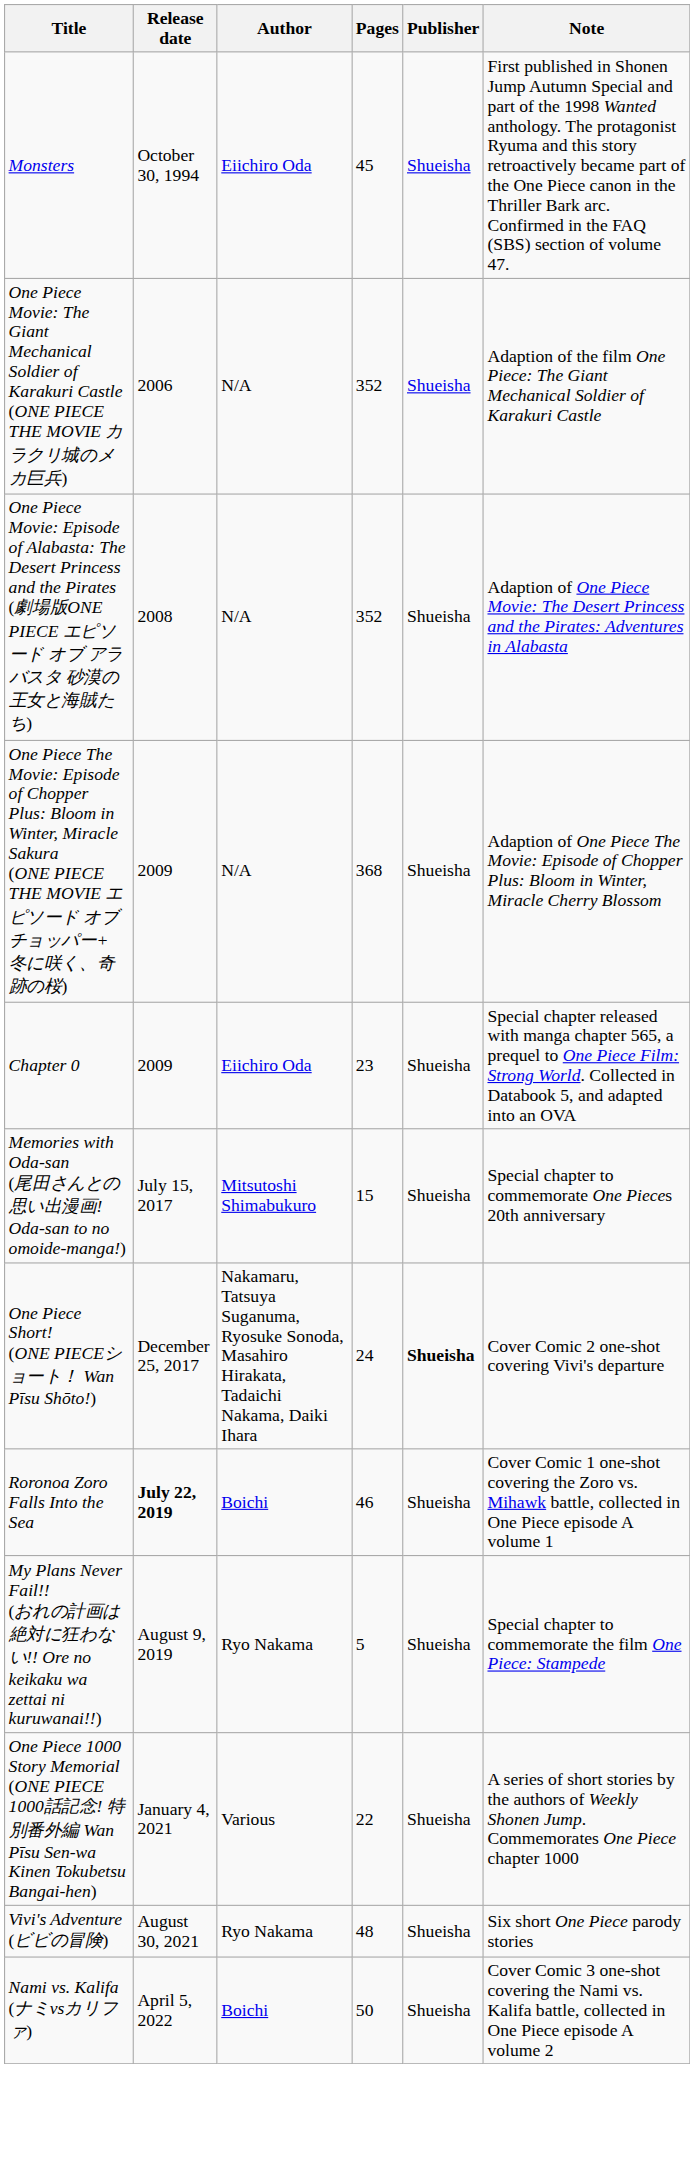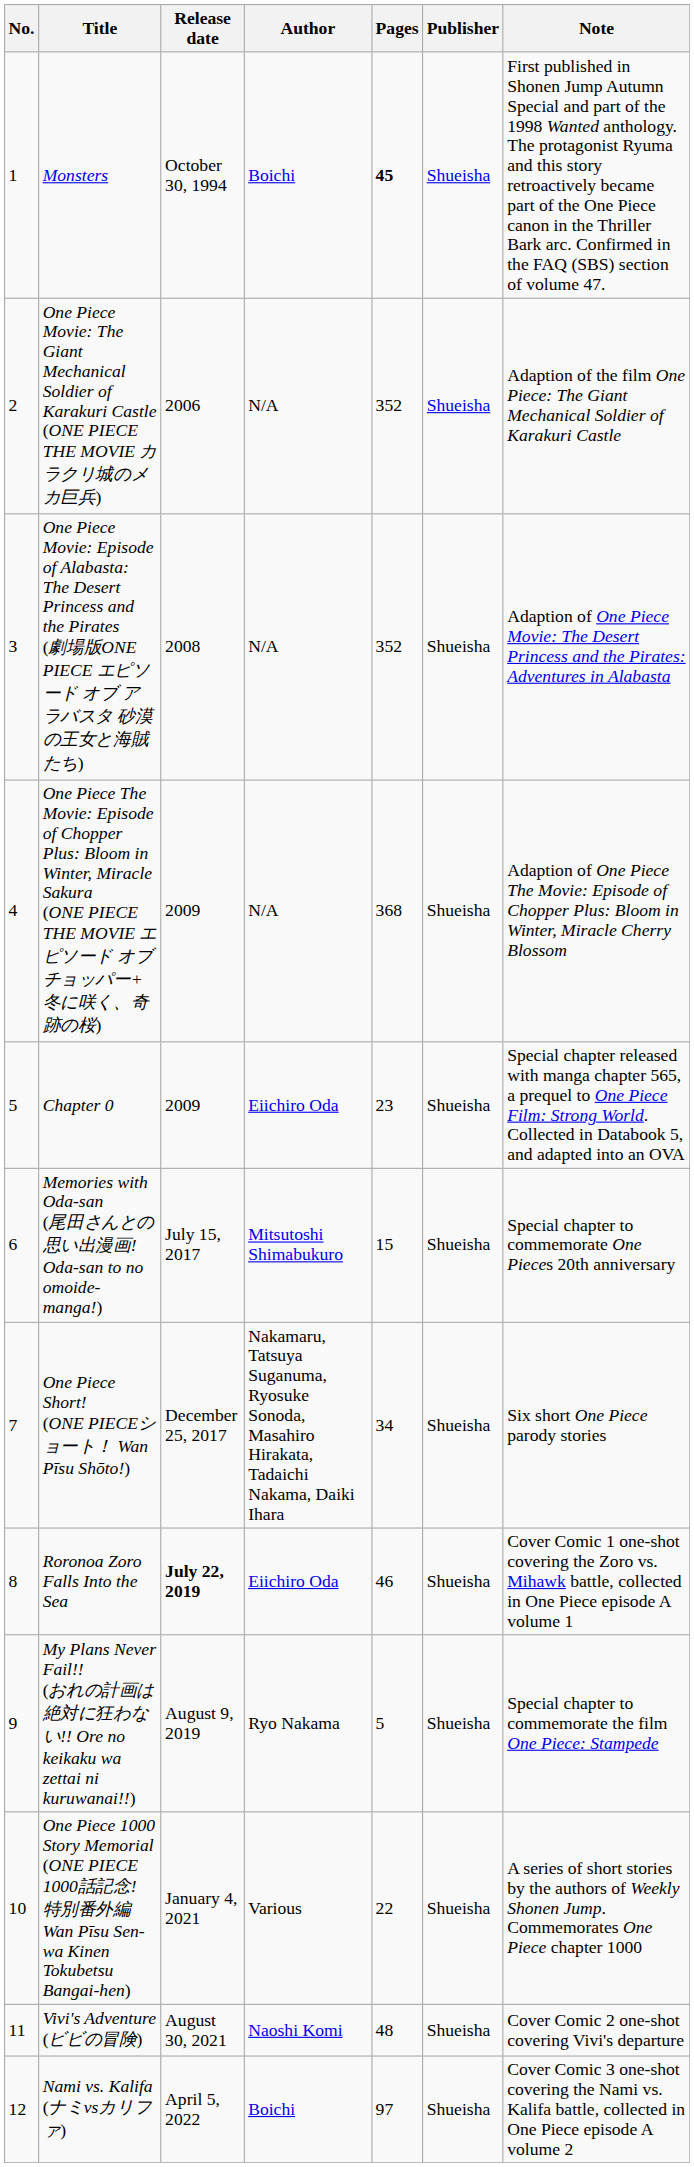+ column: (22, 28)
(266, 165) Eiichiro Oda -> (272, 175) Boichi
(365, 165) normal -> (384, 175) bold
(365, 1355) 24 -> (384, 1424) 34
(441, 1355) bold -> (458, 1424) normal
(576, 1355) Cover Comic 2 one-shot covering Vivi's departure -> (577, 1424) Six short One Piece parody stories
(245, 1502) Boichi -> (293, 1581) Eiichiro Oda
(267, 1930) Ryo Nakama -> (295, 2029) Naoshi Komi
(584, 1930) Six short One Piece parody stories -> (596, 2029) Cover Comic 2 one-shot covering Vivi's departure
(365, 2010) 50 -> (384, 2109) 97
